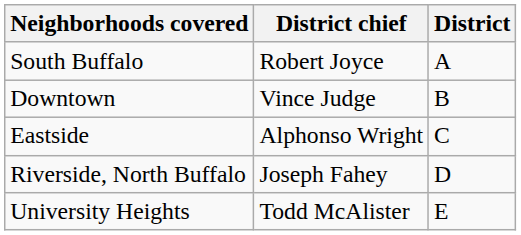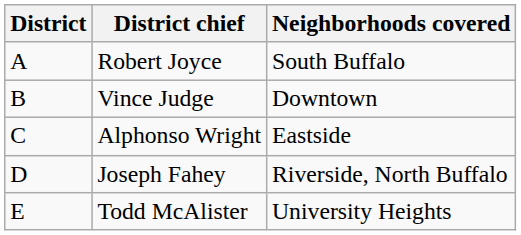columns swapped: (472, 23) <-> (129, 23)
